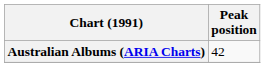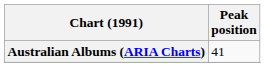(218, 51) 42 -> (218, 51) 41
